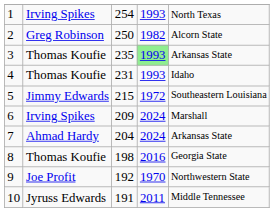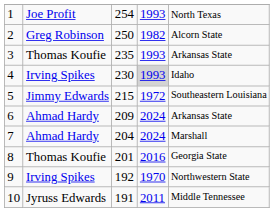(60, 14) Irving Spikes -> (51, 14) Joe Profit
(153, 55) lightgreen background -> (153, 55) no background
(66, 75) Thomas Koufie -> (60, 75) Irving Spikes
(124, 75) 231 -> (124, 75) 230
(153, 75) no background -> (153, 75) lightgrey background
(60, 116) Irving Spikes -> (62, 116) Ahmad Hardy
(189, 116) Marshall -> (201, 116) Arkansas State
(201, 136) Arkansas State -> (189, 136) Marshall
(124, 156) 198 -> (124, 156) 201
(51, 177) Joe Profit -> (60, 177) Irving Spikes
